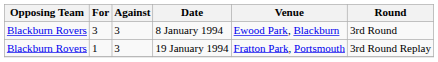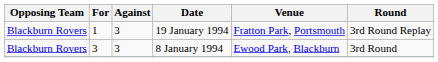rows swapped: (189, 30) <-> (192, 48)
